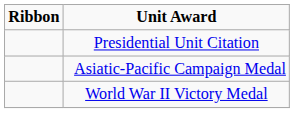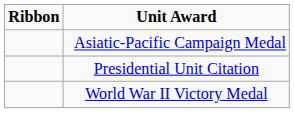rows swapped: (176, 42) <-> (176, 68)
